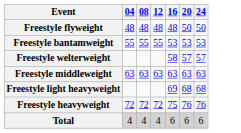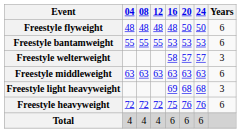+ column: (222, 12)
